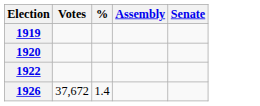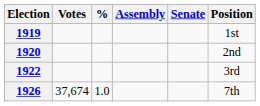+ column: (232, 14)
(72, 91) 37,672 -> (72, 91) 37,674
(102, 91) 1.4 -> (102, 91) 1.0
